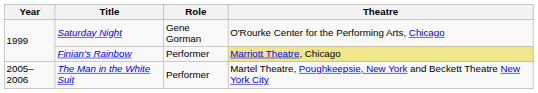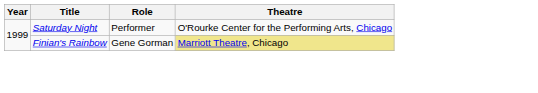(184, 33) Gene Gorman -> (133, 27) Performer
(188, 54) Performer -> (142, 43) Gene Gorman
- row: (104, 75)
